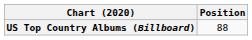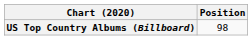(223, 28) 88 -> (223, 28) 98
